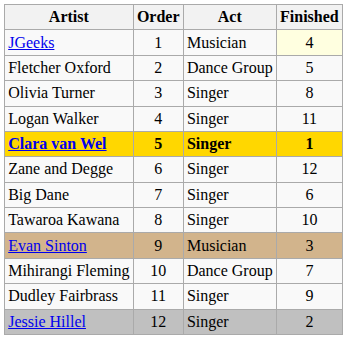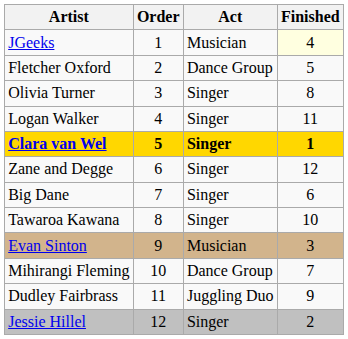(208, 296) Singer -> (230, 296) Juggling Duo
